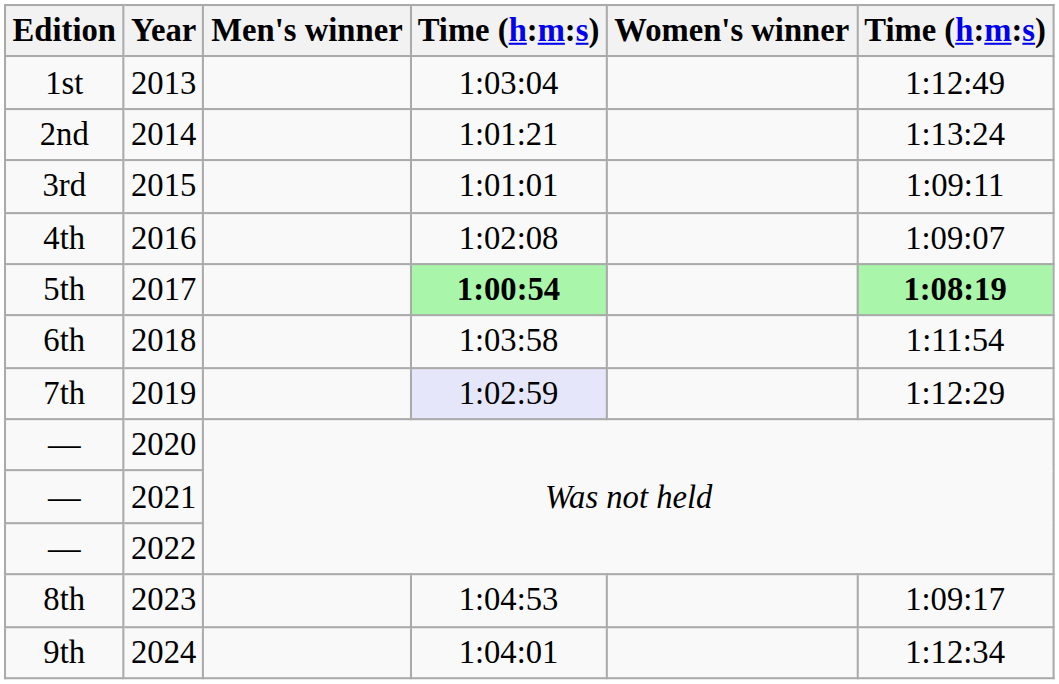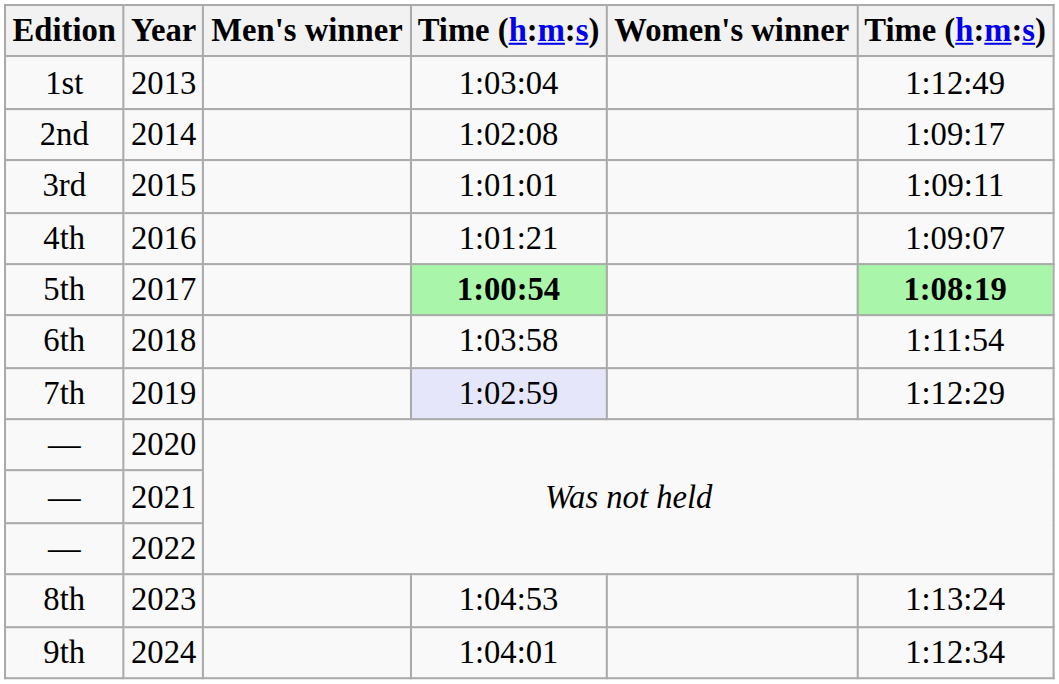(509, 133) 1:01:21 -> (509, 133) 1:02:08
(955, 133) 1:13:24 -> (955, 133) 1:09:17
(509, 237) 1:02:08 -> (509, 237) 1:01:21
(955, 599) 1:09:17 -> (955, 599) 1:13:24
